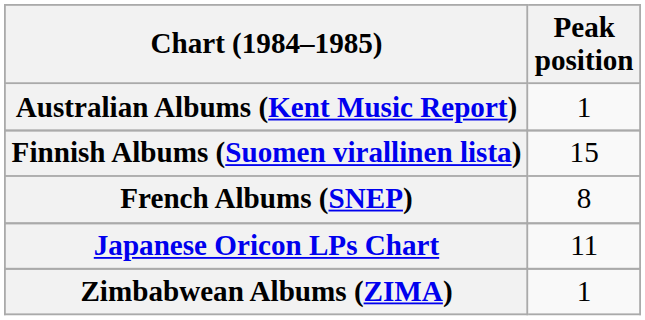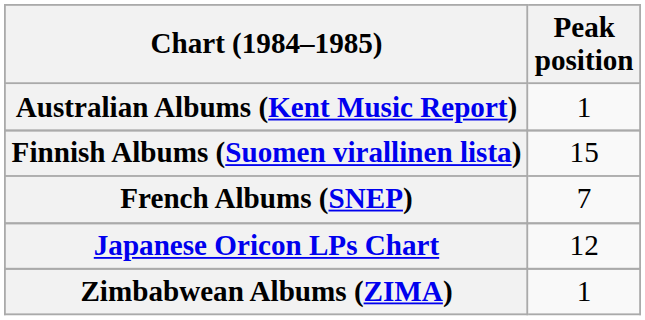(584, 198) 8 -> (584, 198) 7
(584, 245) 11 -> (584, 245) 12
